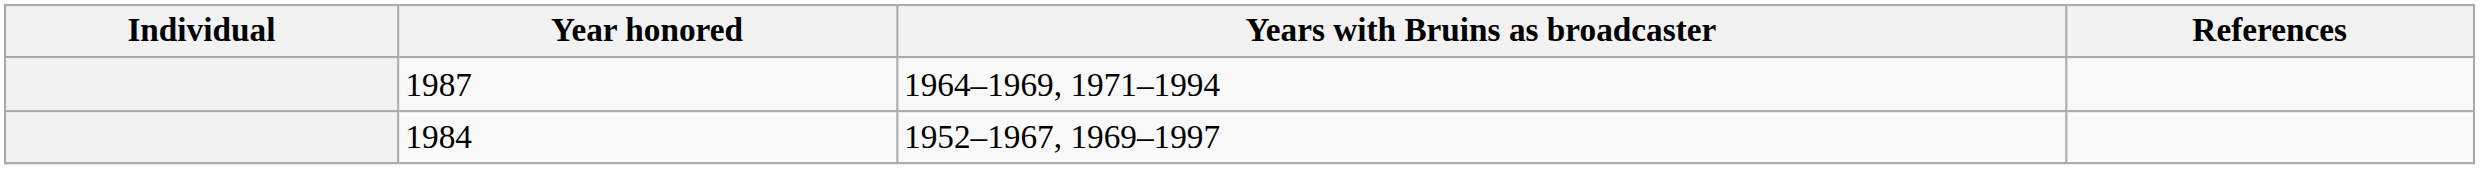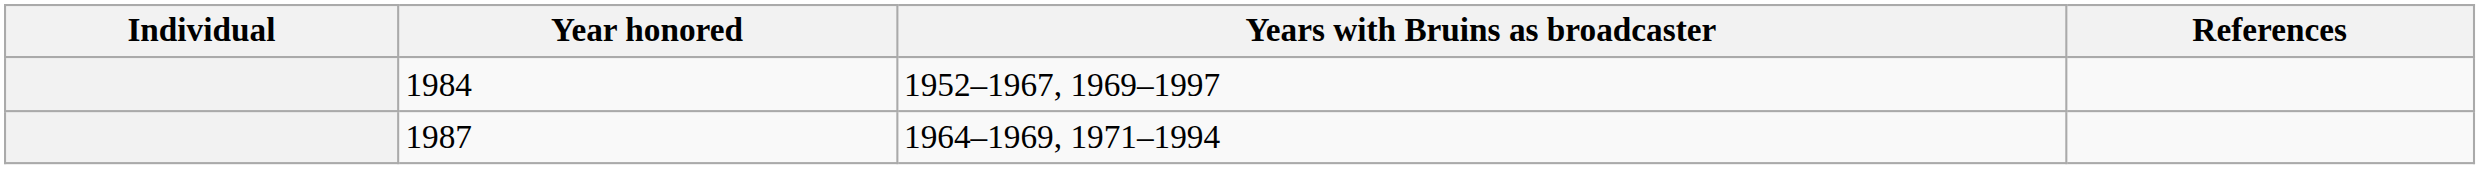rows swapped: (439, 136) <-> (439, 83)
